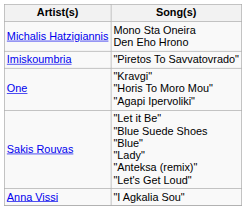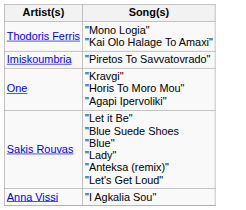- row: (58, 36)
+ row: (43, 36)
